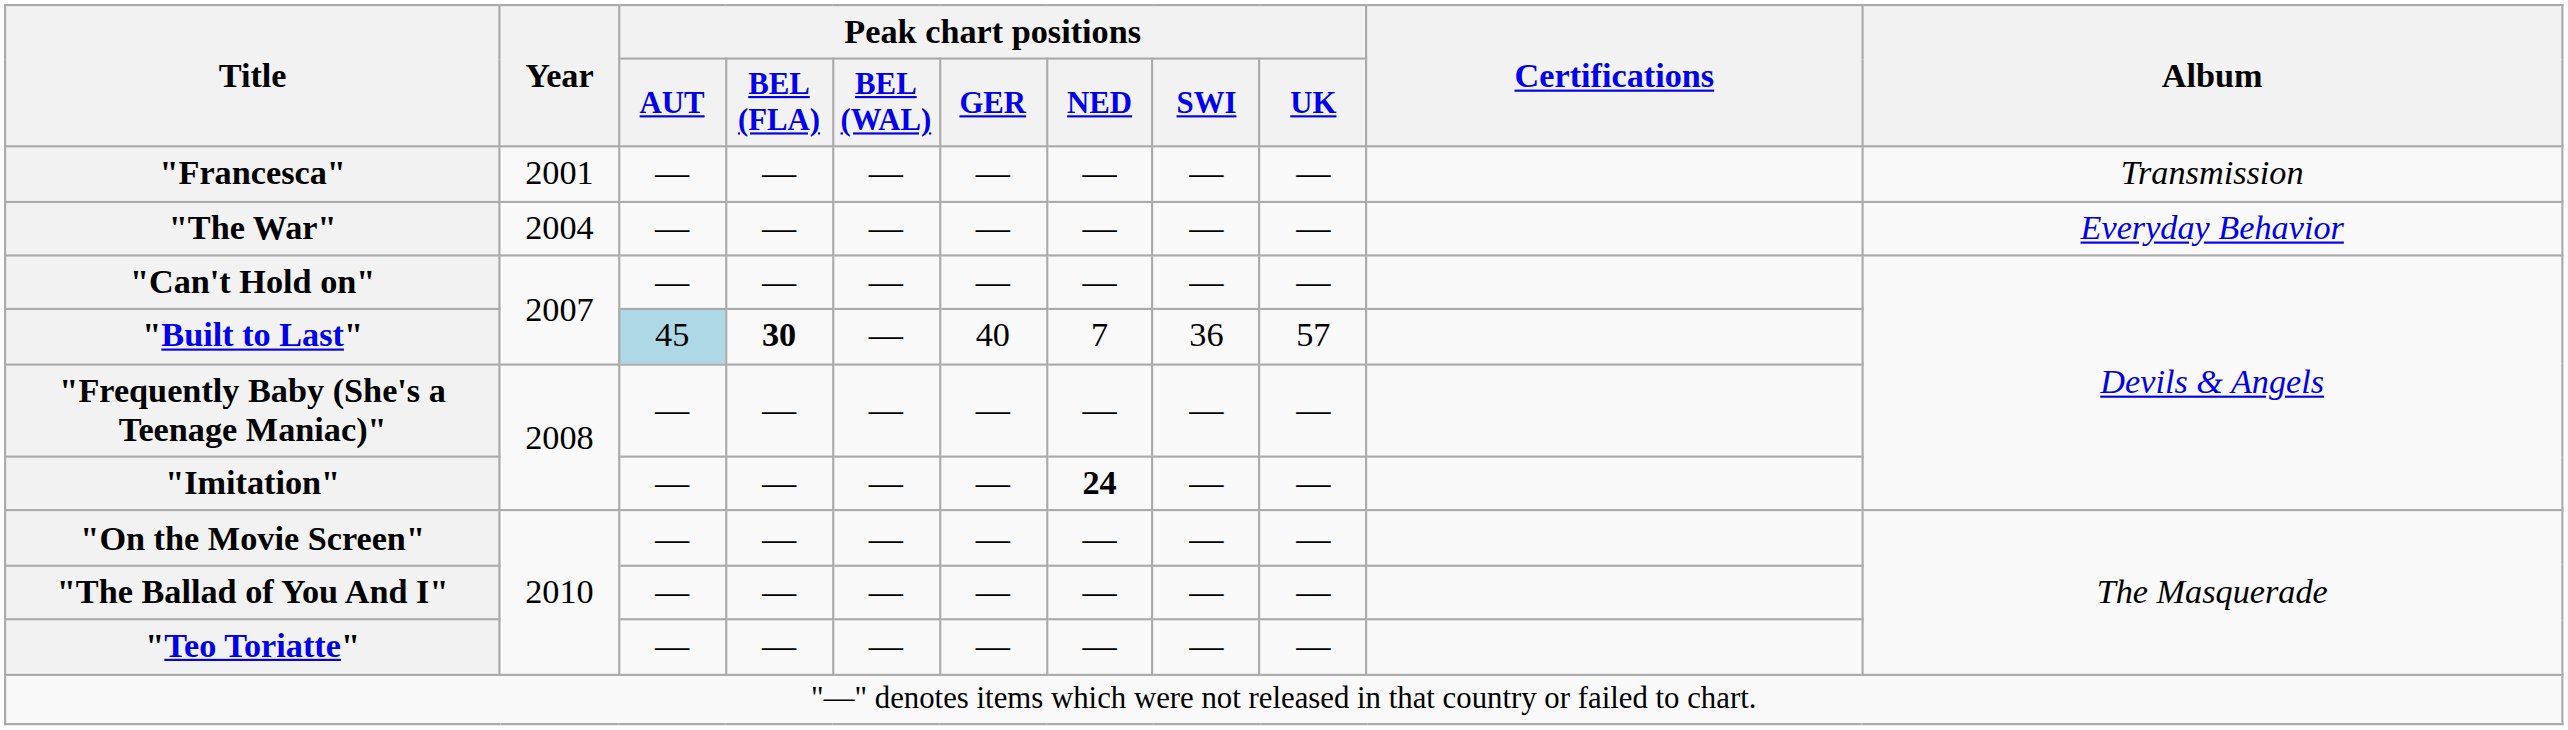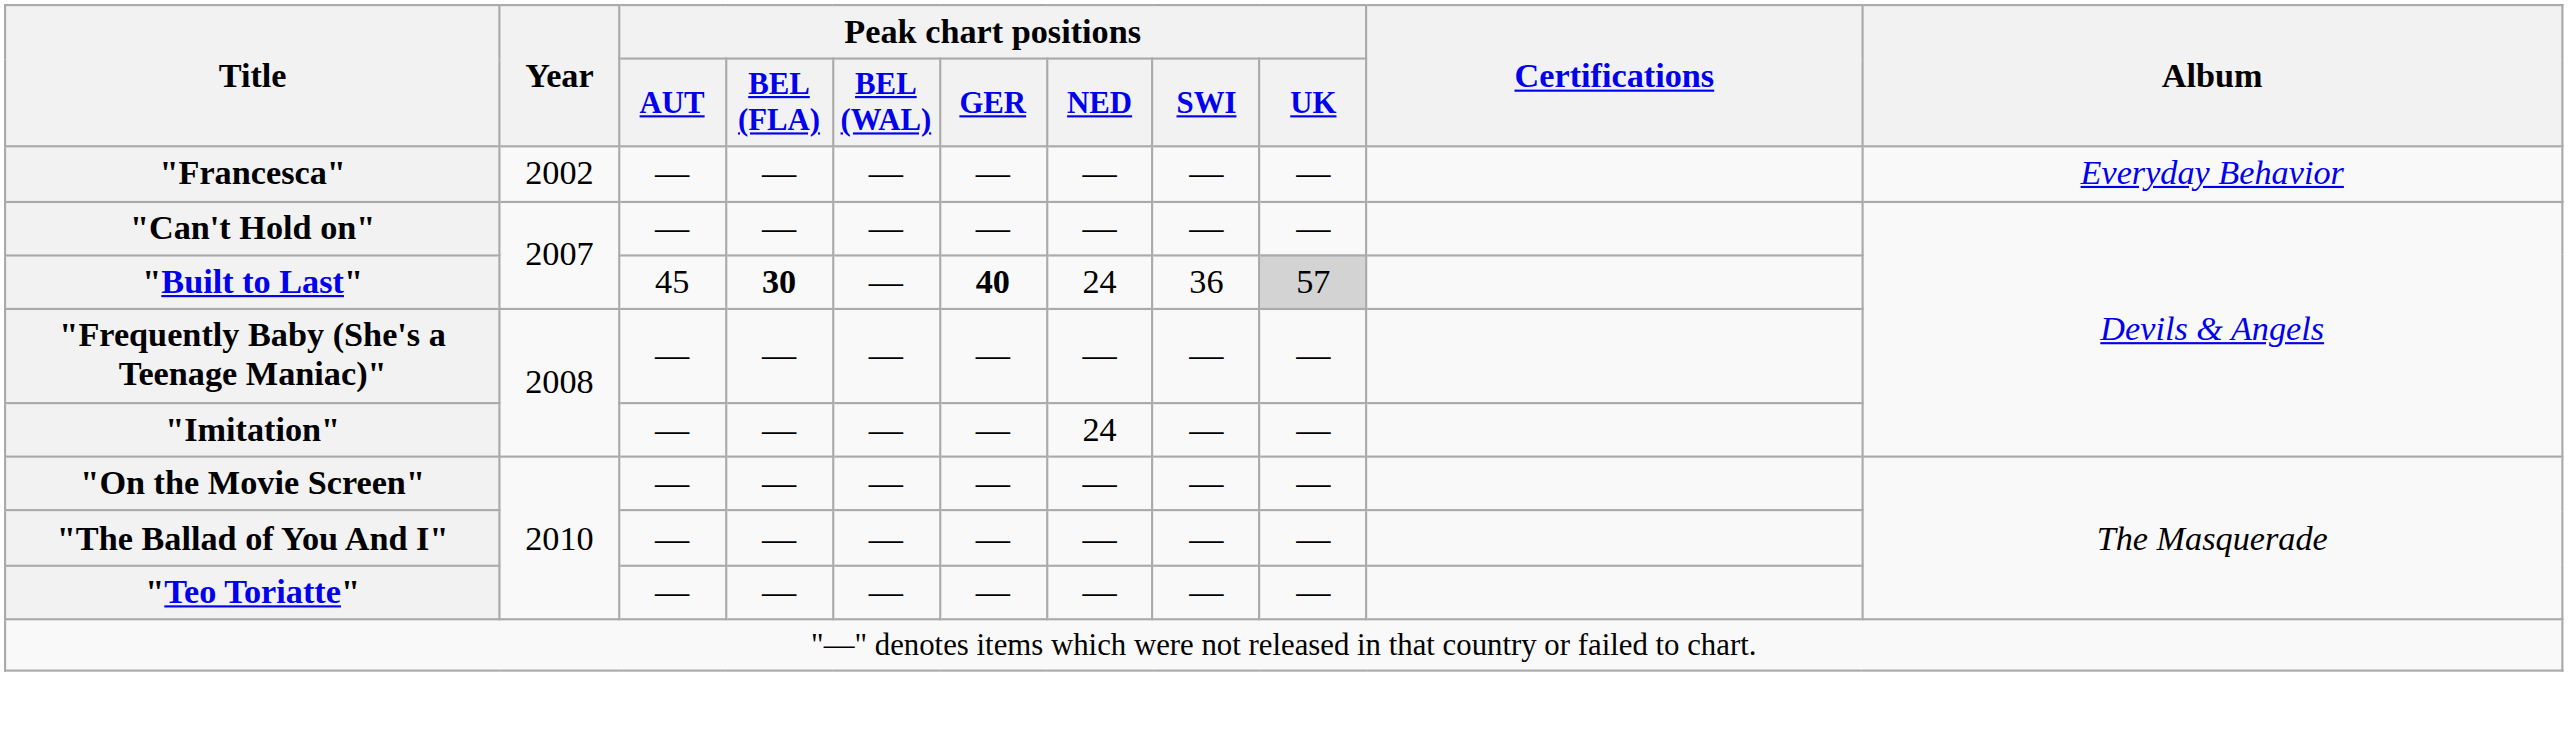(559, 173) 2001 -> (559, 173) 2002
(2212, 173) Transmission -> (2212, 173) Everyday Behavior
- row: (253, 227)
(672, 336) lightblue background -> (672, 281) no background
(993, 336) normal -> (993, 281) bold
(1100, 336) 7 -> (1100, 281) 24
(1313, 336) no background -> (1313, 281) lightgrey background
(1100, 483) bold -> (1100, 428) normal
